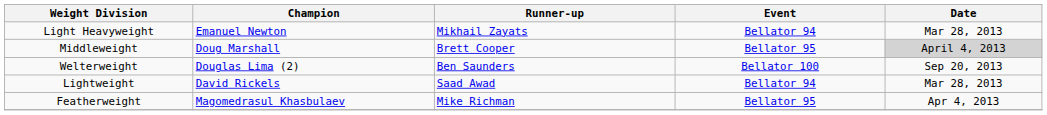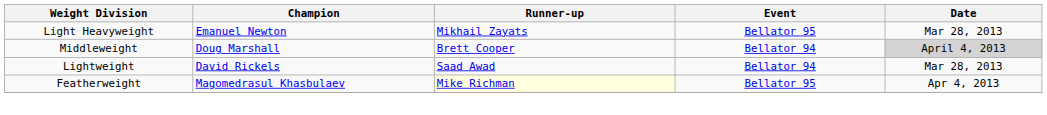(780, 31) Bellator 94 -> (780, 31) Bellator 95
(780, 48) Bellator 95 -> (780, 48) Bellator 94
- row: (99, 66)
(476, 101) no background -> (476, 84) lightyellow background
